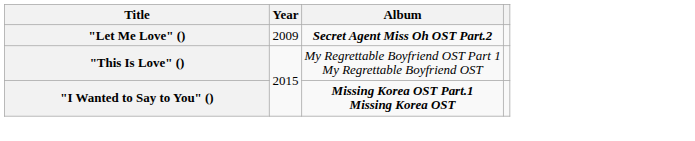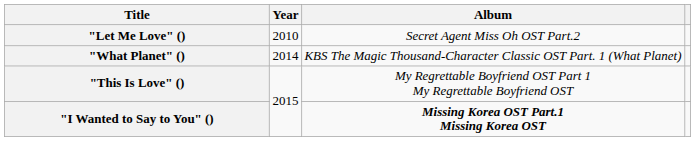(286, 35) 2009 -> (286, 35) 2010
(403, 35) bold -> (493, 35) normal
+ row: (137, 55)
